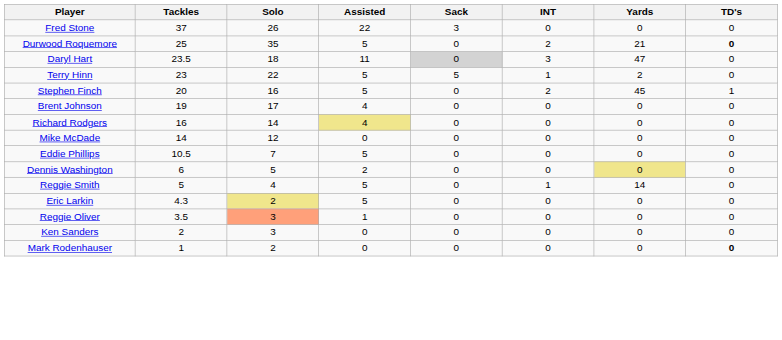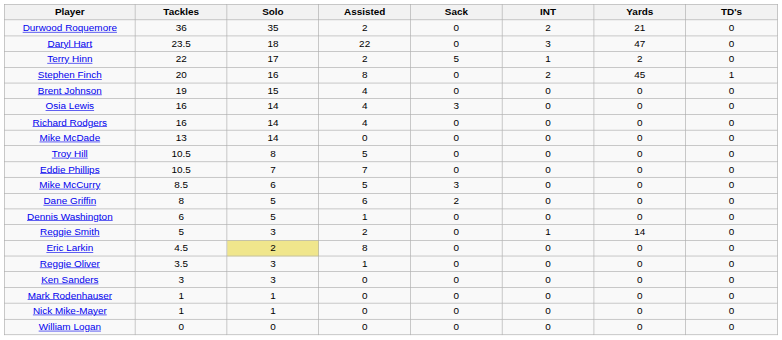- row: (70, 28)
(181, 43) 25 -> (181, 28) 36
(365, 43) 5 -> (365, 28) 2
(732, 43) bold -> (732, 28) normal
(365, 59) 11 -> (365, 43) 22
(456, 59) lightgrey background -> (456, 43) no background
(181, 75) 23 -> (181, 59) 22
(273, 75) 22 -> (273, 59) 17
(365, 75) 5 -> (365, 59) 2
(365, 91) 5 -> (365, 75) 8
(273, 106) 17 -> (273, 91) 15
+ row: (70, 106)
(365, 122) khaki background -> (365, 122) no background
(181, 138) 14 -> (181, 138) 13
(273, 138) 12 -> (273, 138) 14
+ row: (70, 153)
(365, 153) 5 -> (365, 169) 7
+ row: (70, 185)
+ row: (70, 201)
(365, 169) 2 -> (365, 216) 1
(640, 169) khaki background -> (640, 216) no background
(273, 185) 4 -> (273, 232) 3
(365, 185) 5 -> (365, 232) 2
(181, 201) 4.3 -> (181, 248) 4.5
(365, 201) 5 -> (365, 248) 8
(273, 216) lightsalmon background -> (273, 264) no background
(181, 232) 2 -> (181, 279) 3
(273, 248) 2 -> (273, 295) 1
(732, 248) bold -> (732, 295) normal
+ row: (70, 311)
+ row: (70, 327)
